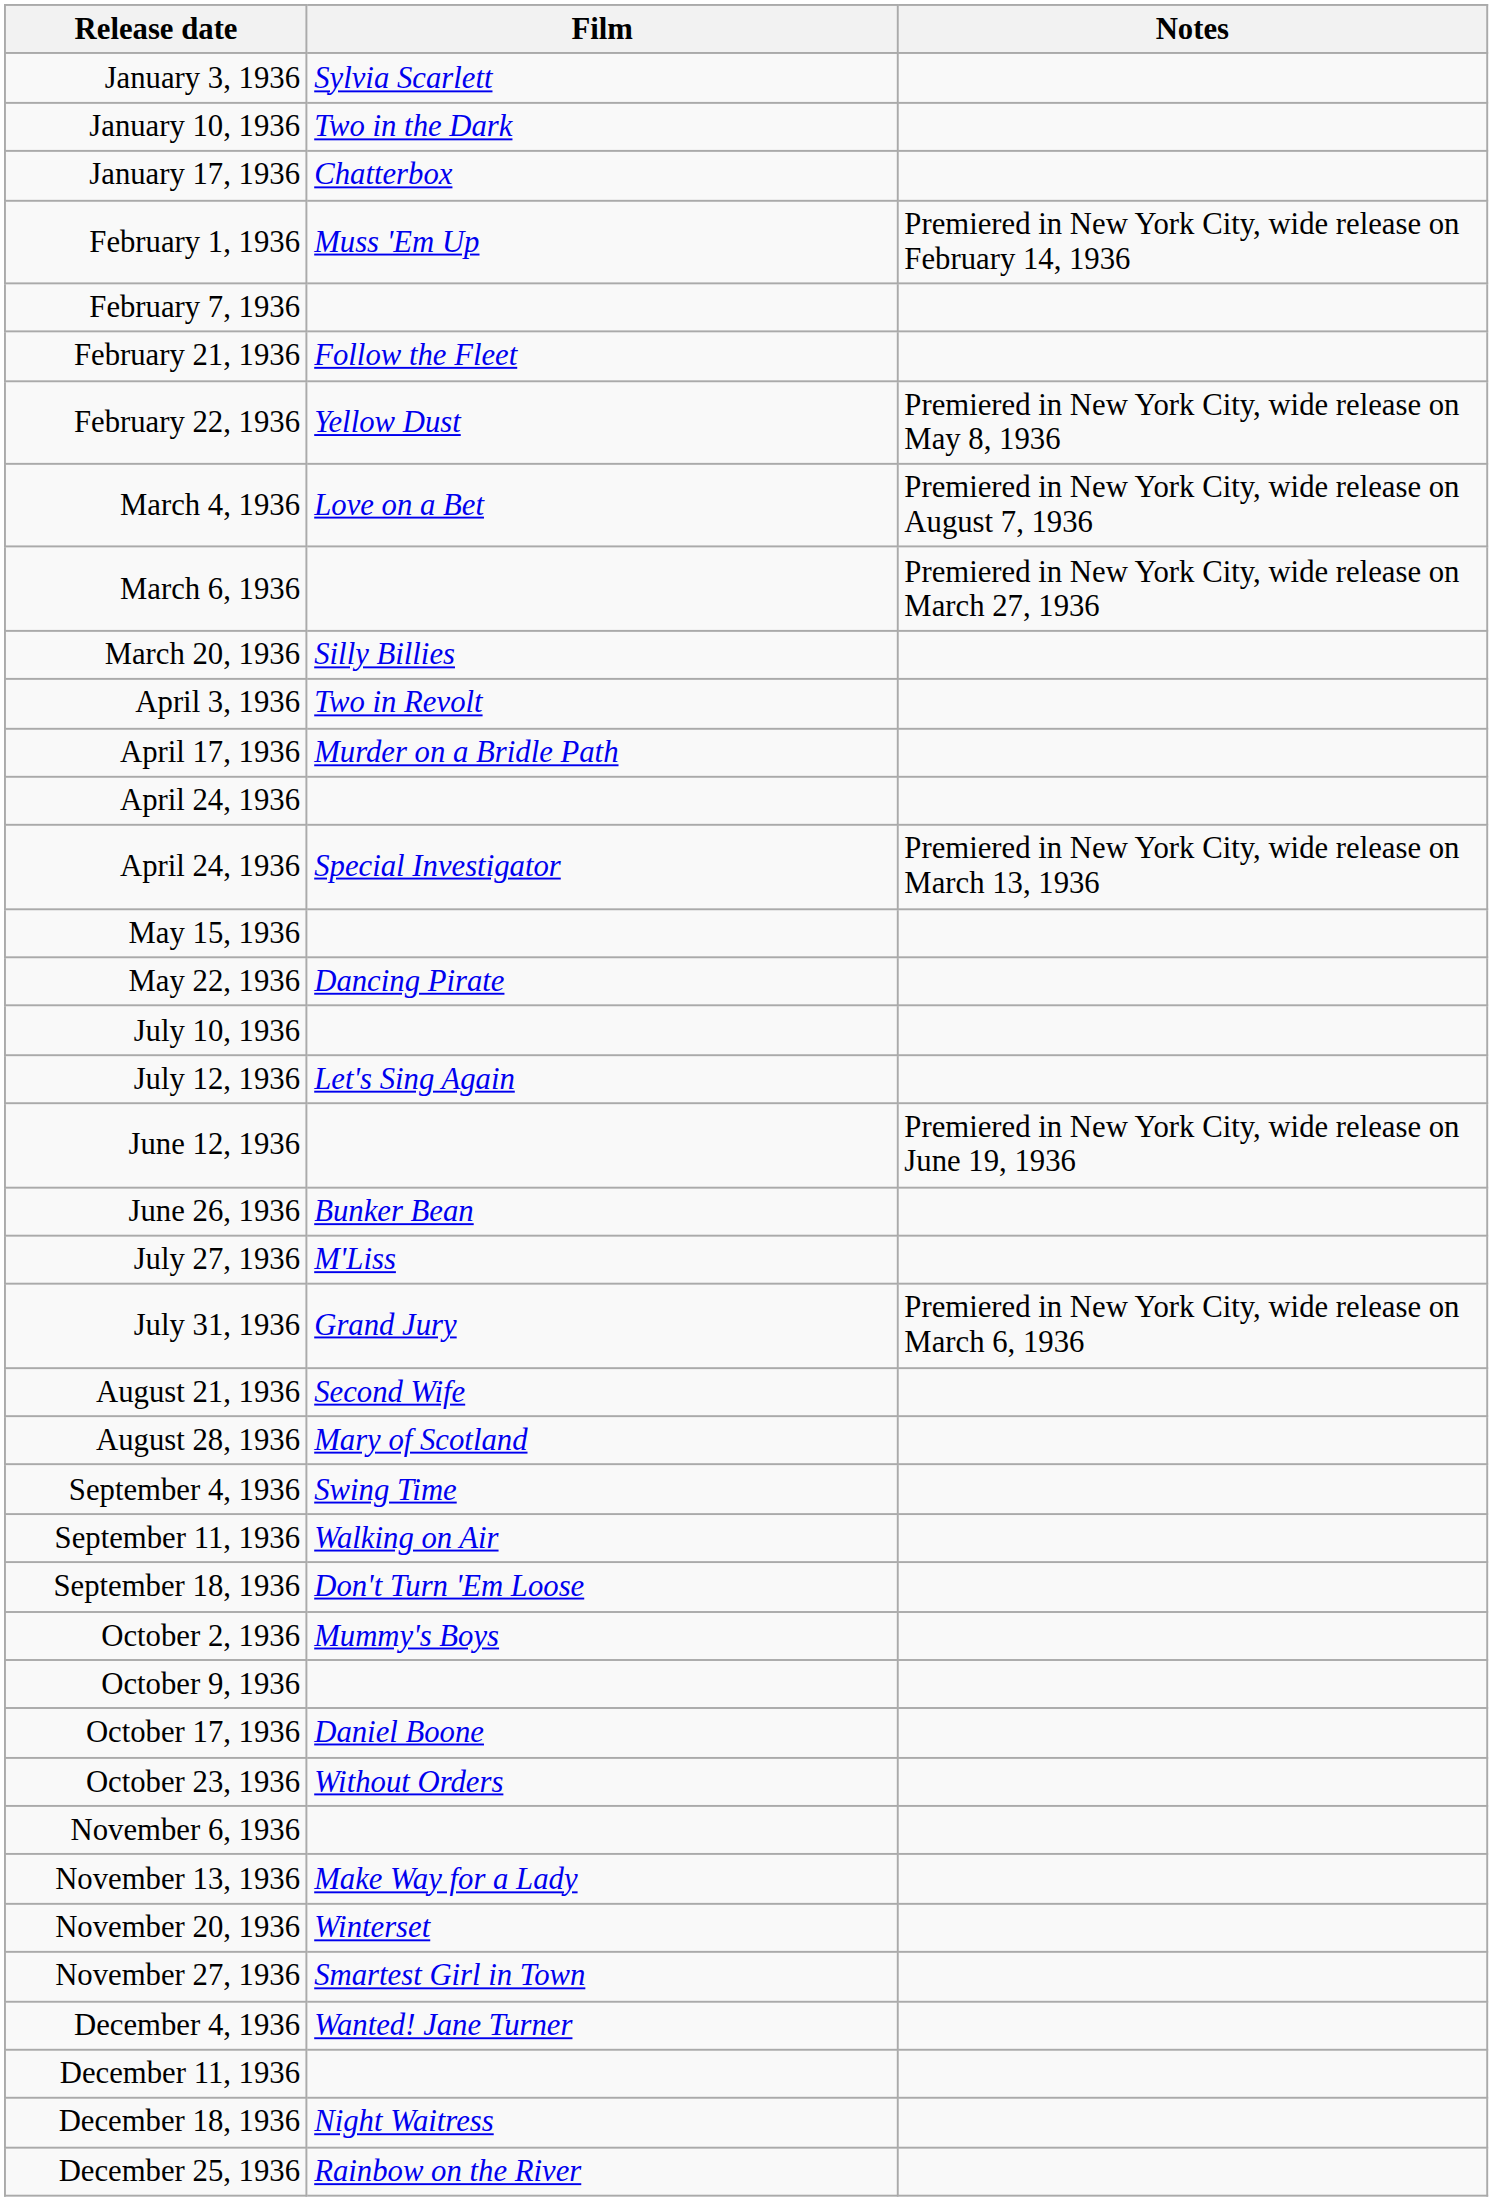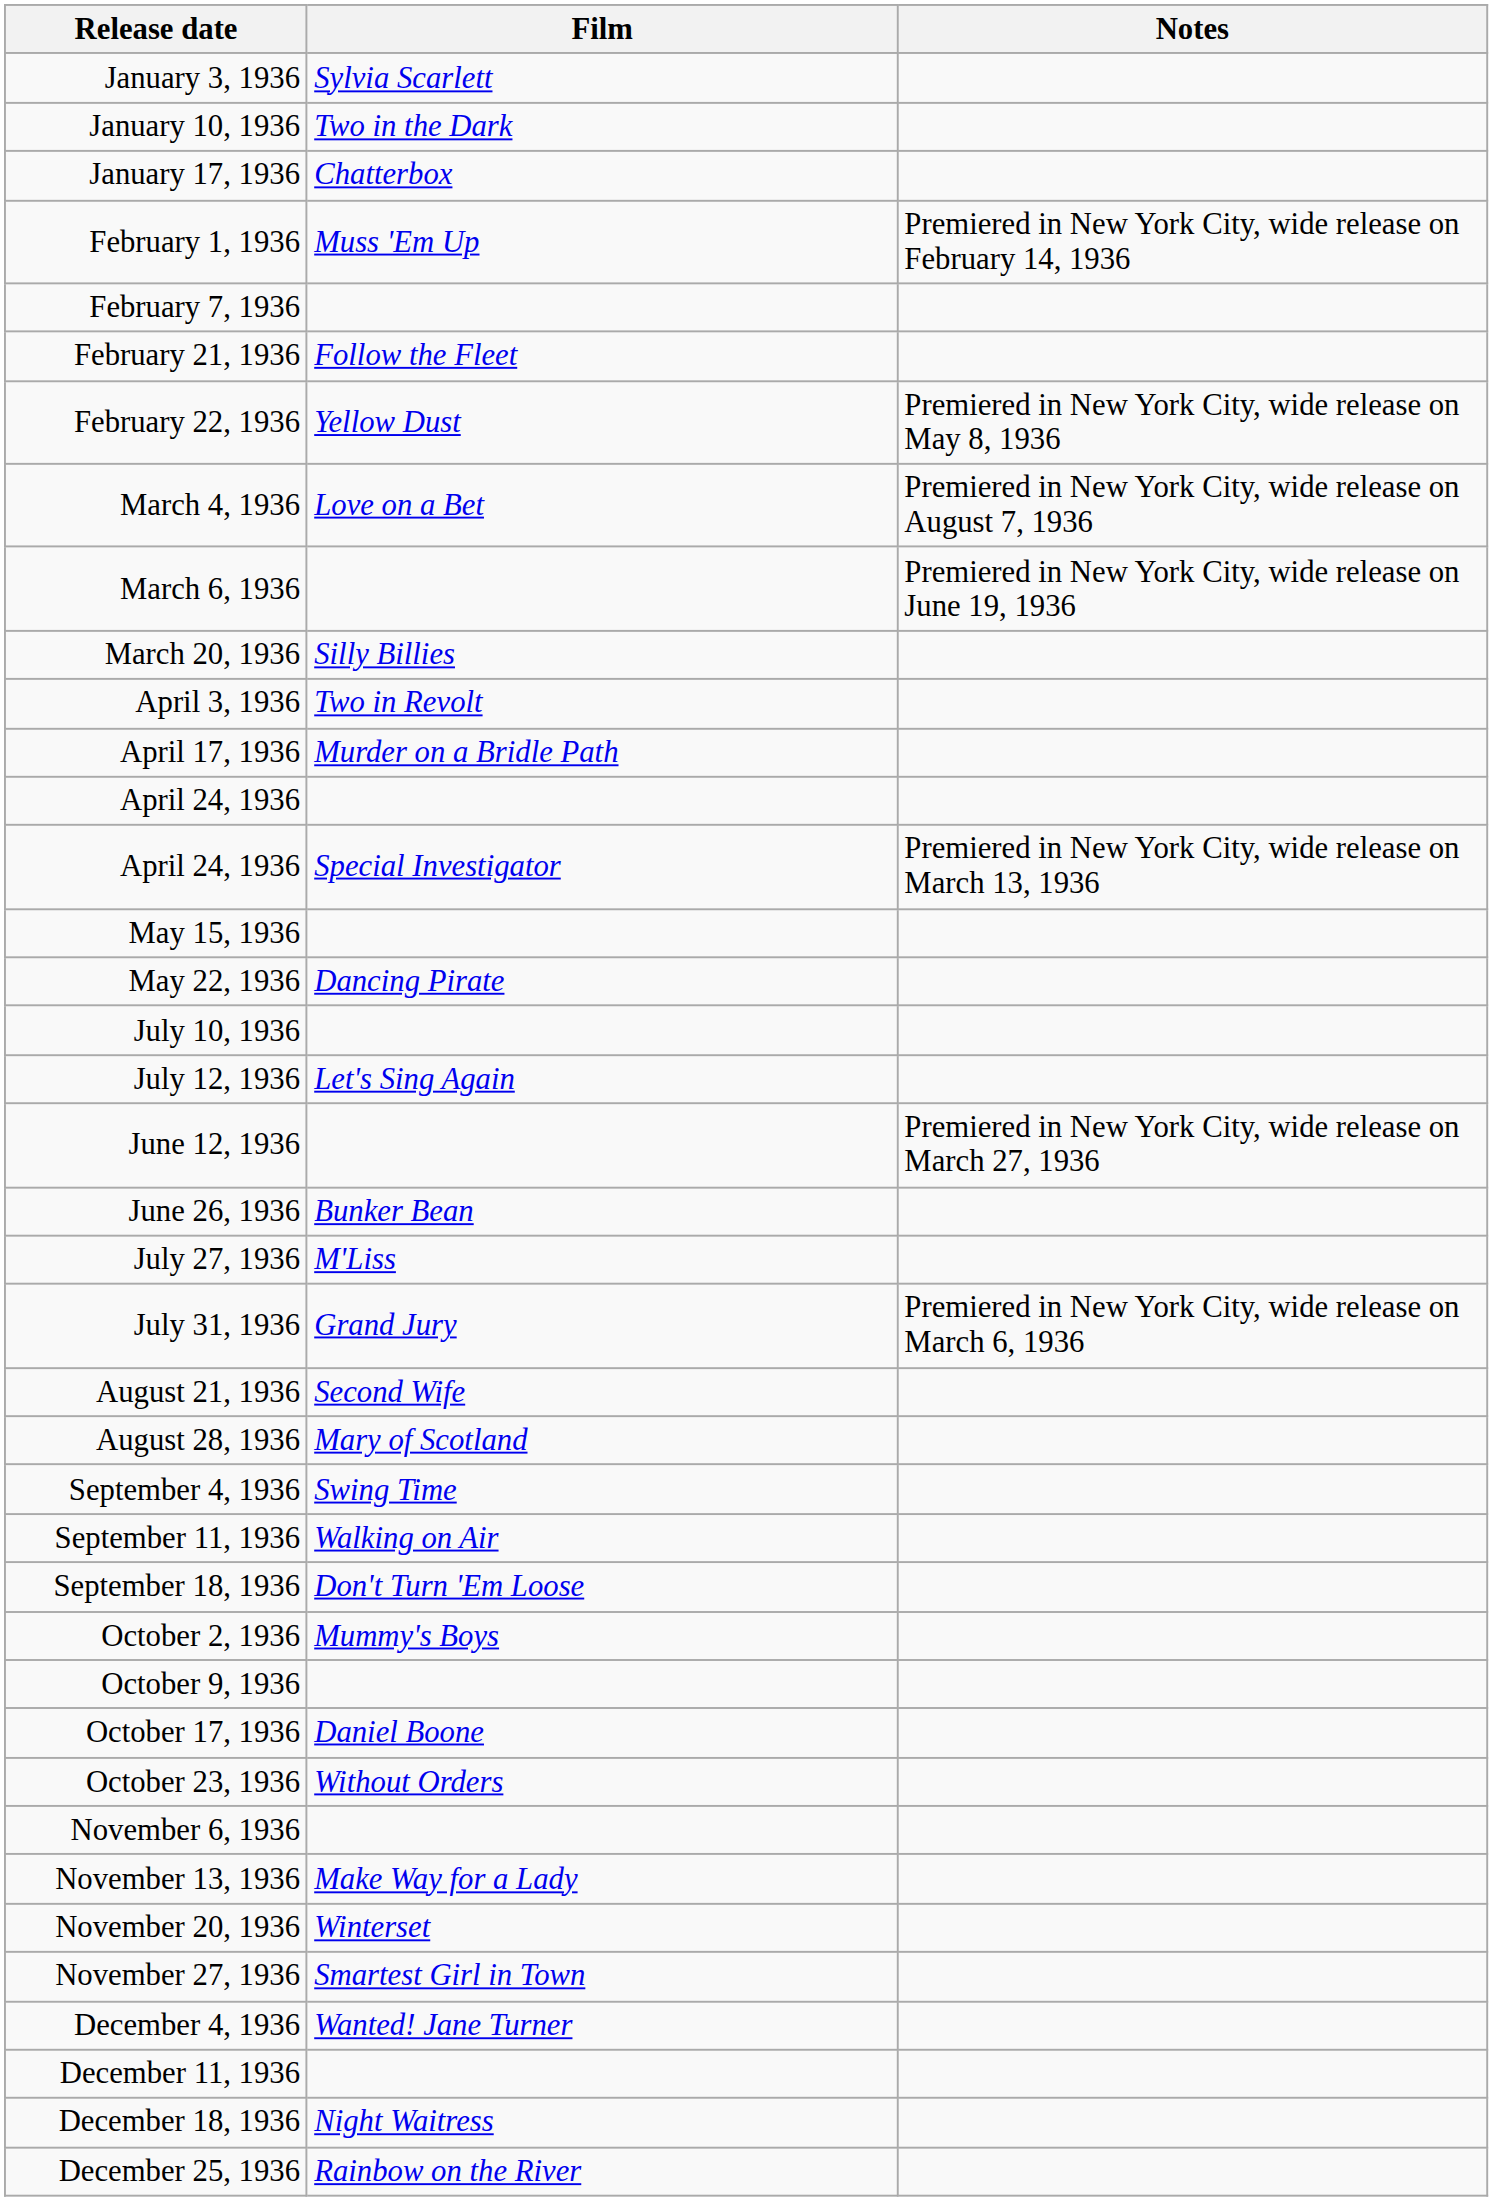(1182, 588) Premiered in New York City, wide release on March 27, 1936 -> (1182, 588) Premiered in New York City, wide release on June 19, 1936
(1182, 1144) Premiered in New York City, wide release on June 19, 1936 -> (1182, 1144) Premiered in New York City, wide release on March 27, 1936
